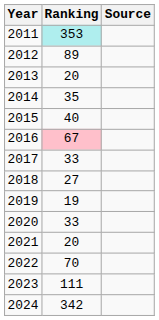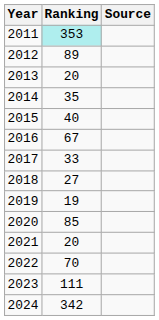(72, 140) pink background -> (72, 140) no background
(72, 223) 33 -> (72, 223) 85
